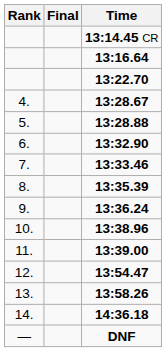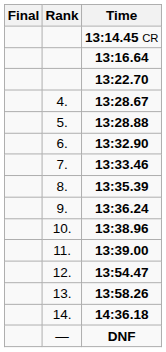columns swapped: (24, 16) <-> (63, 16)
